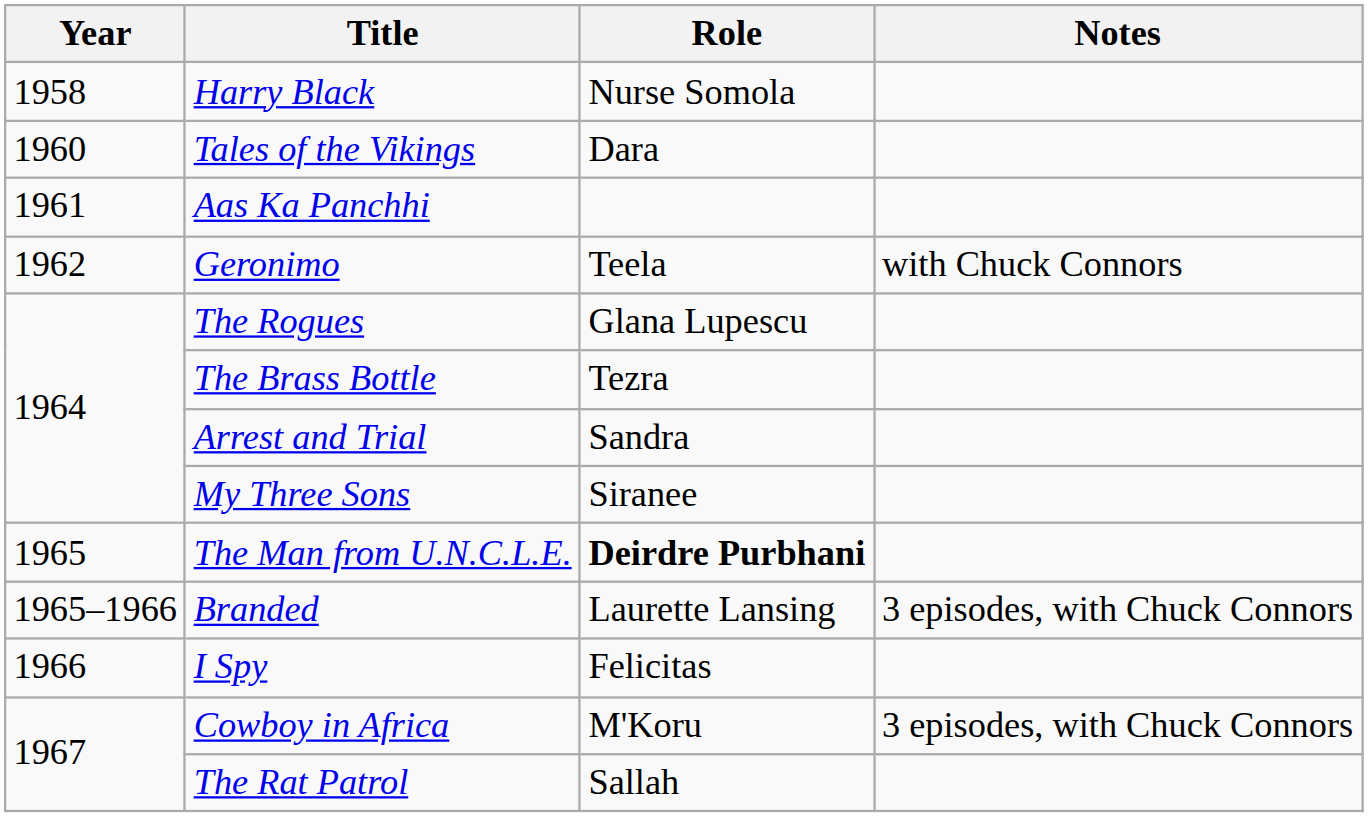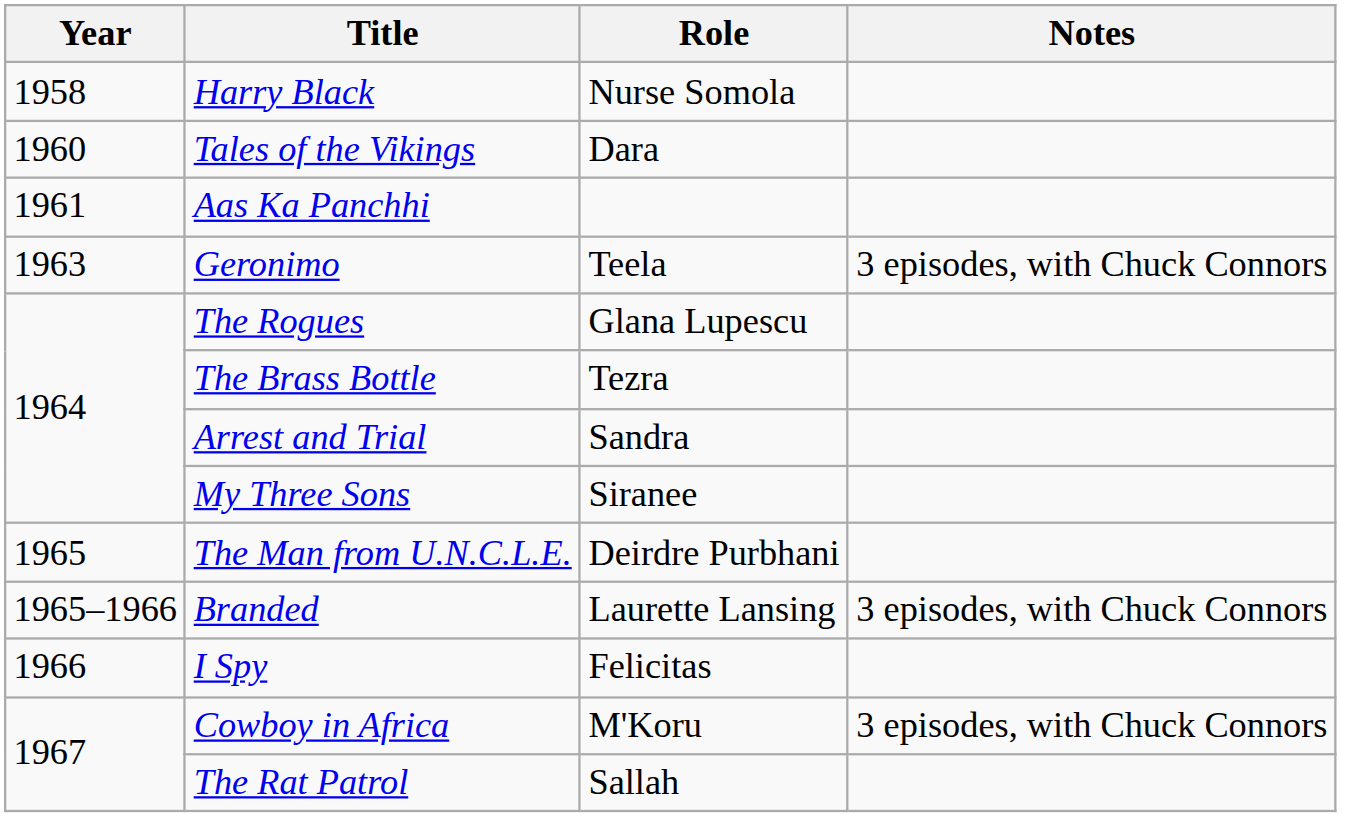(50, 263) 1962 -> (50, 263) 1963
(1032, 263) with Chuck Connors -> (1092, 263) 3 episodes, with Chuck Connors
(727, 551) bold -> (714, 551) normal
